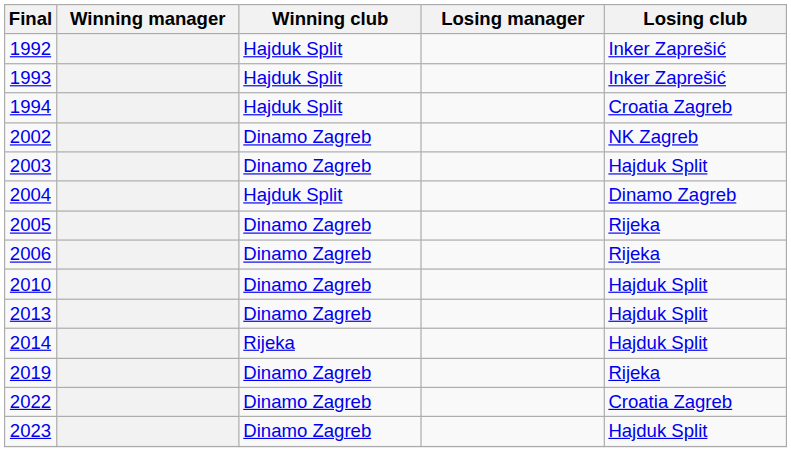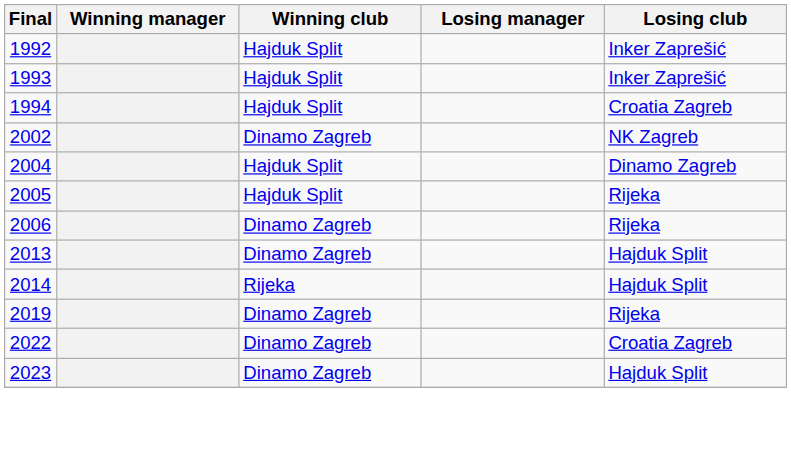- row: (31, 166)
(307, 225) Dinamo Zagreb -> (293, 195) Hajduk Split
- row: (31, 284)
